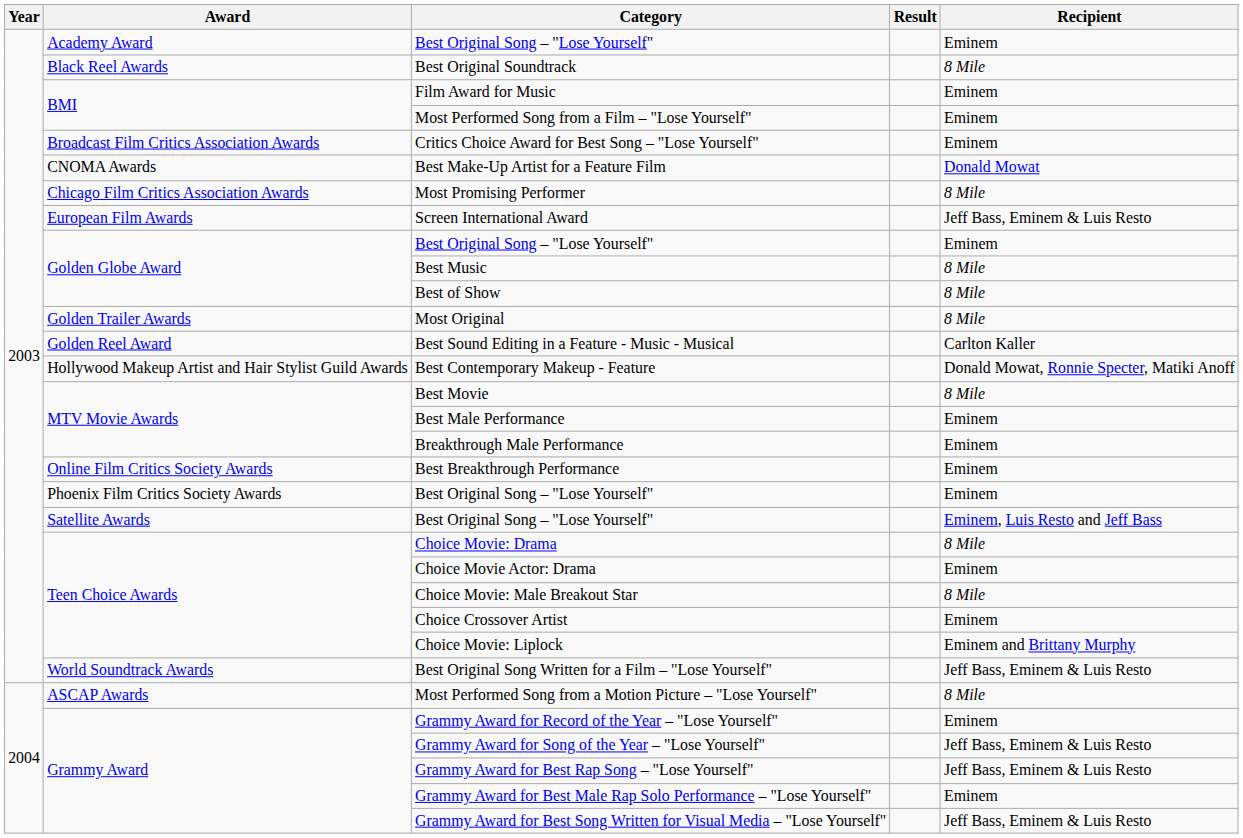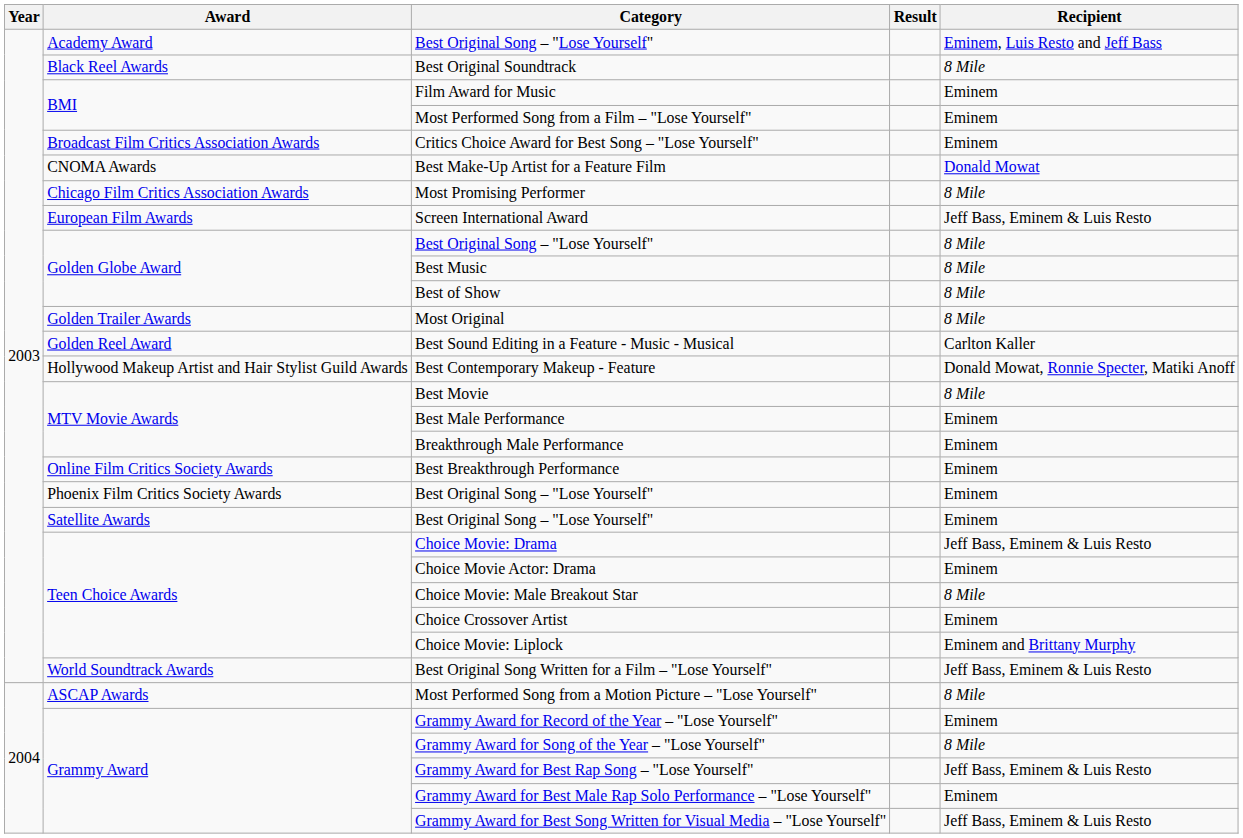(971, 42) Eminem -> (1053, 42) Eminem, Luis Resto and Jeff Bass
(971, 243) Eminem -> (965, 243) 8 Mile
(1053, 519) Eminem, Luis Resto and Jeff Bass -> (971, 519) Eminem
(965, 544) 8 Mile -> (1048, 544) Jeff Bass, Eminem & Luis Resto
(1048, 745) Jeff Bass, Eminem & Luis Resto -> (965, 745) 8 Mile
